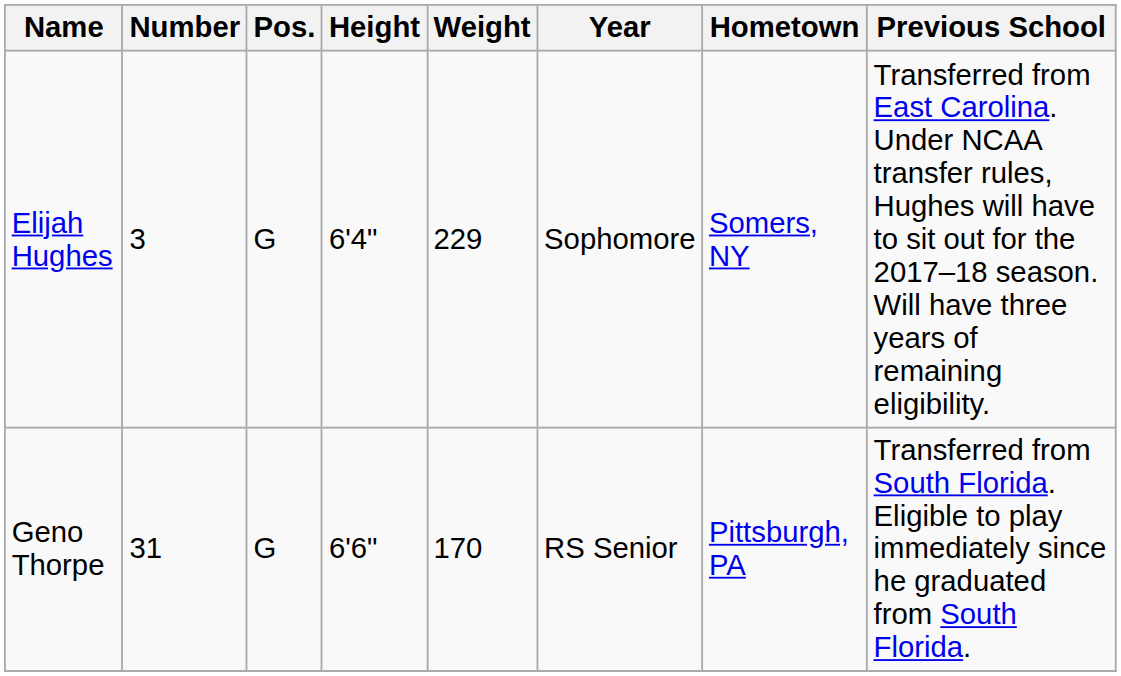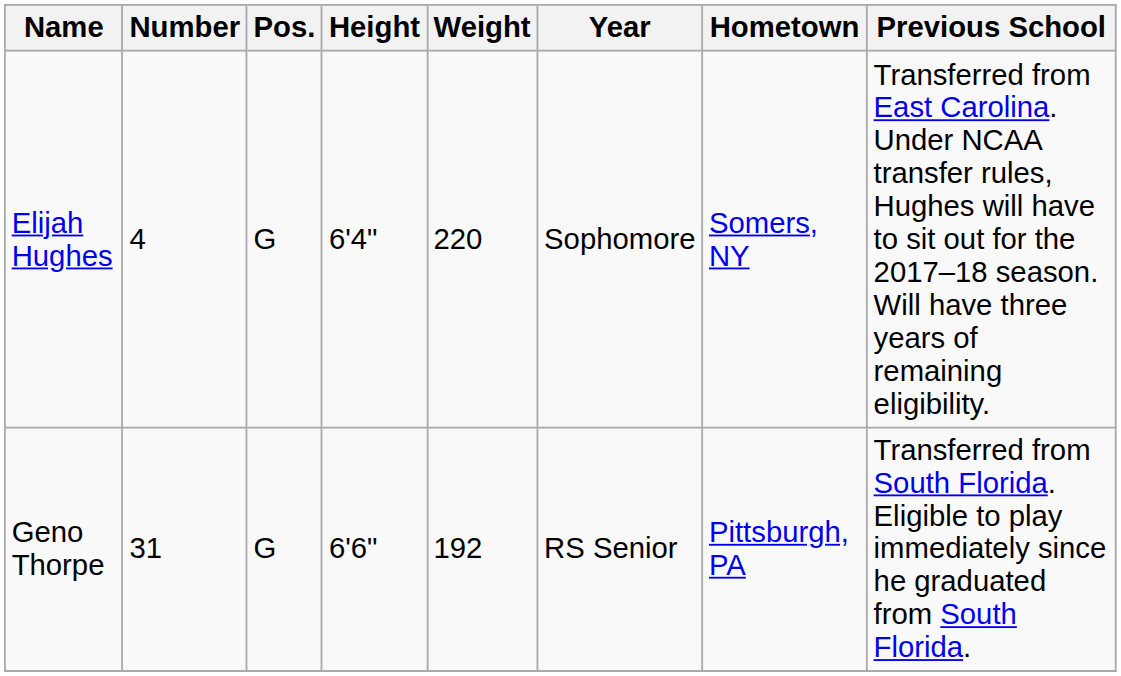(138, 238) 3 -> (138, 238) 4
(458, 238) 229 -> (458, 238) 220
(458, 548) 170 -> (458, 548) 192
